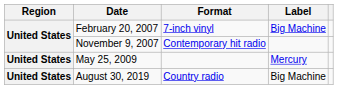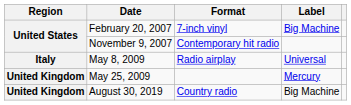+ row: (117, 60)
(39, 60) United States -> (46, 76) United Kingdom
(39, 76) United States -> (46, 92) United Kingdom
